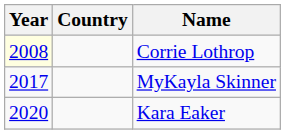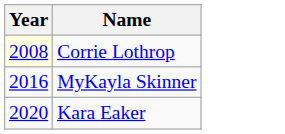- column: (92, 19)
(29, 81) 2017 -> (29, 81) 2016
